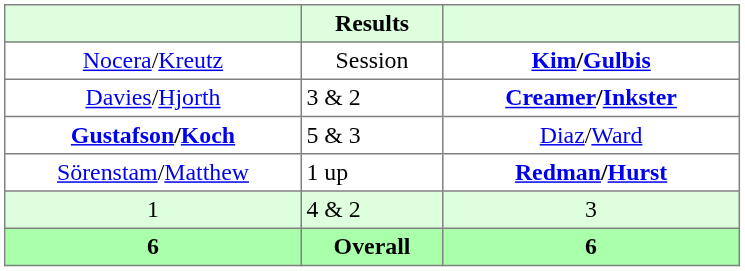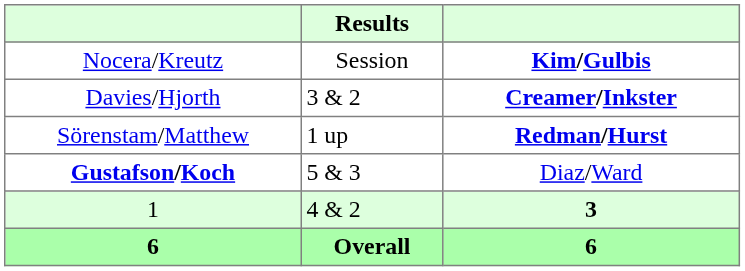rows swapped: (153, 134) <-> (153, 172)
(591, 209) normal -> (591, 209) bold
